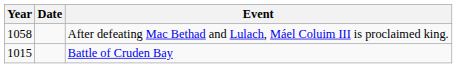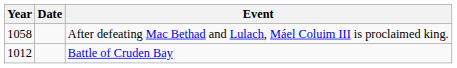(20, 53) 1015 -> (20, 53) 1012
